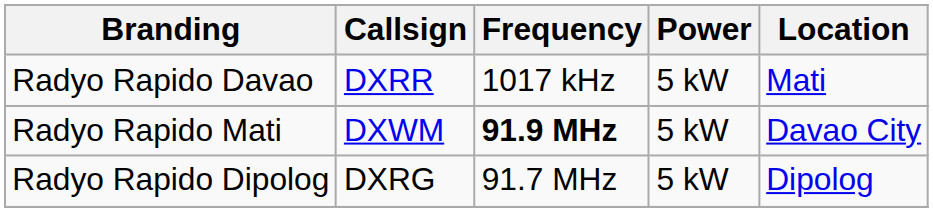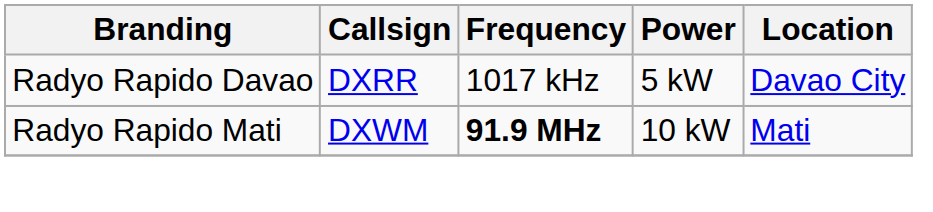(796, 79) Mati -> (828, 79) Davao City
(693, 130) 5 kW -> (686, 130) 10 kW
(844, 130) Davao City -> (780, 130) Mati
- row: (171, 180)
